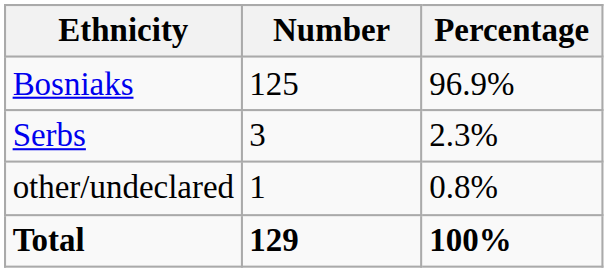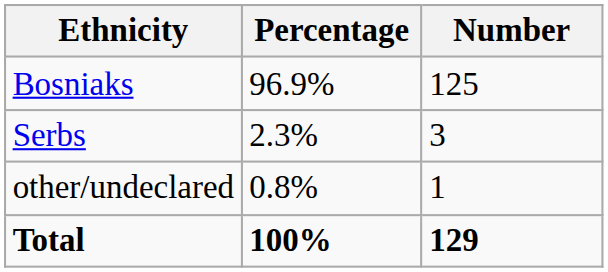columns swapped: (332, 30) <-> (512, 30)
